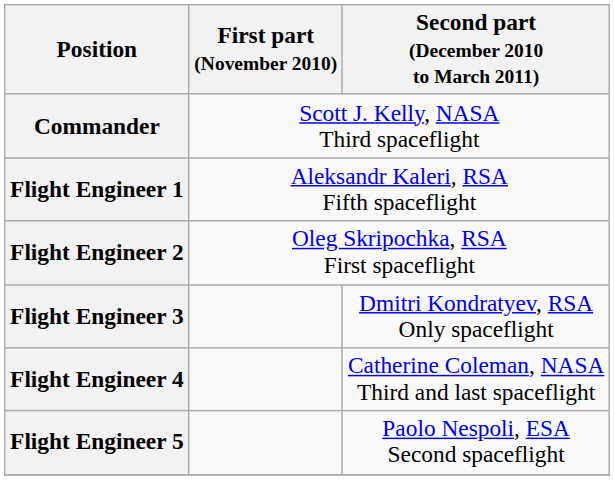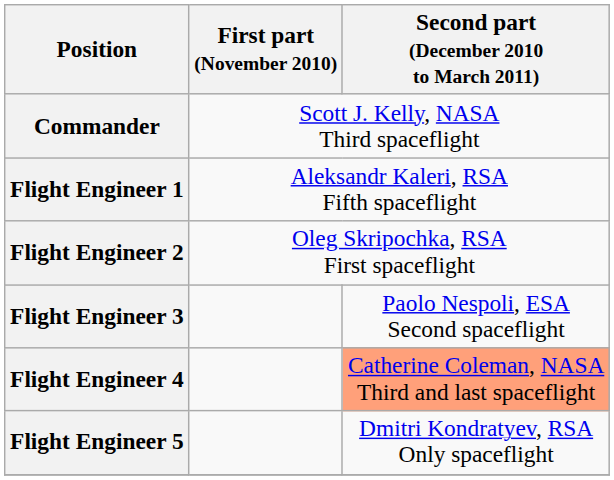(476, 315) Dmitri Kondratyev, RSA Only spaceflight -> (476, 315) Paolo Nespoli, ESA Second spaceflight
(476, 379) no background -> (476, 379) lightsalmon background
(476, 442) Paolo Nespoli, ESA Second spaceflight -> (476, 442) Dmitri Kondratyev, RSA Only spaceflight
